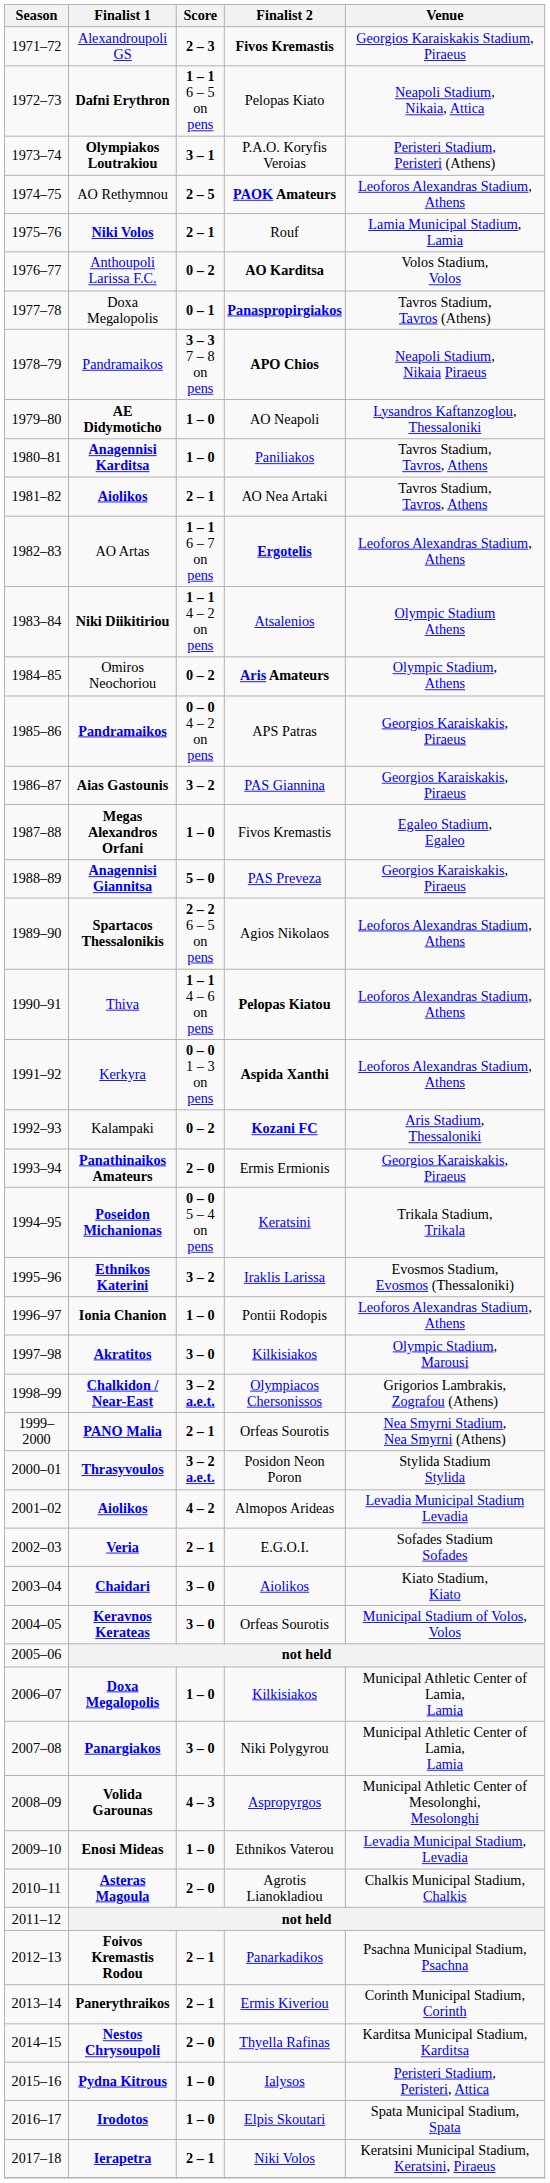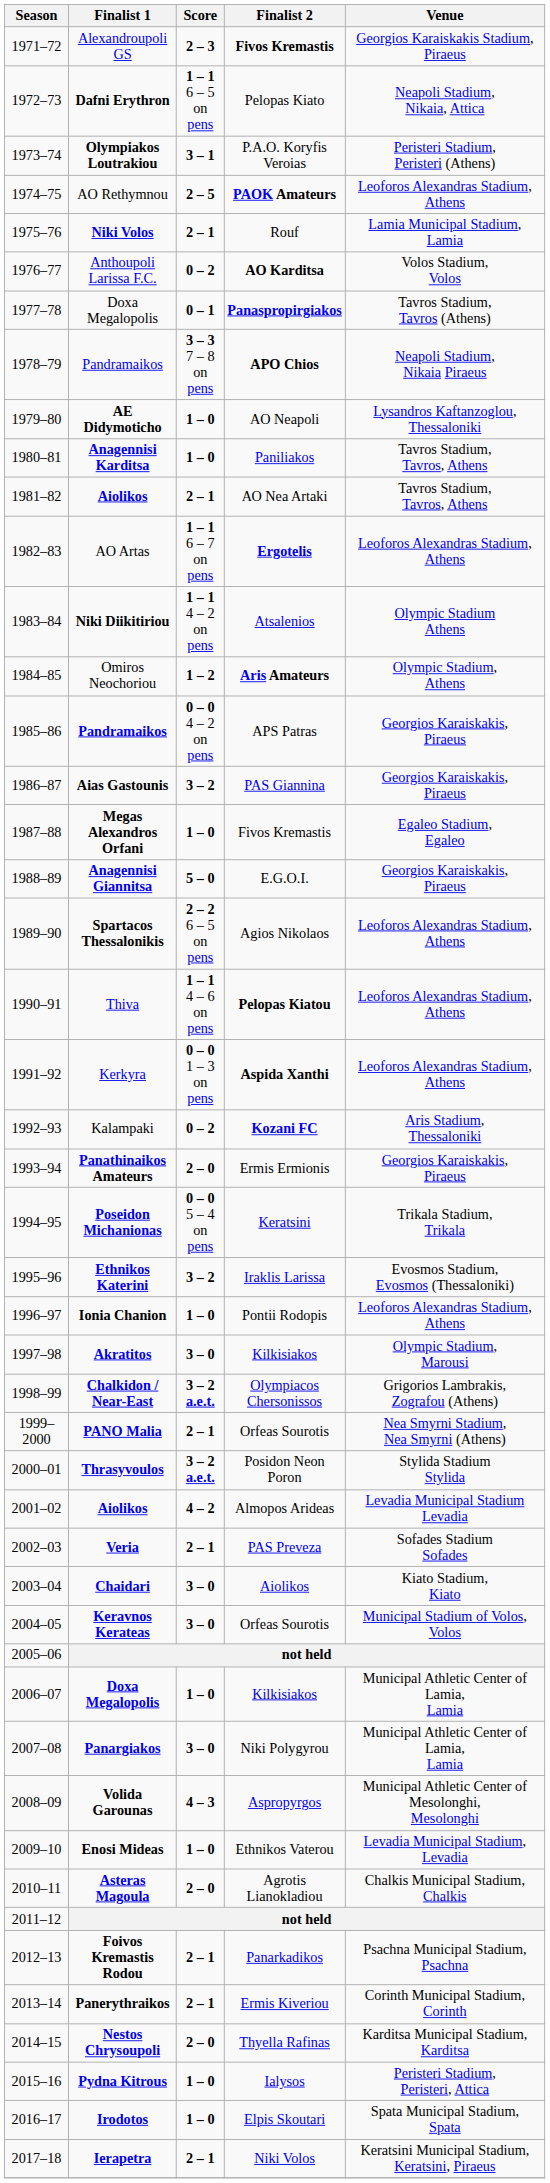(200, 676) 0 – 2 -> (200, 676) 1 – 2
(285, 878) PAS Preveza -> (285, 878) E.G.O.I.
(285, 1547) E.G.O.I. -> (285, 1547) PAS Preveza
